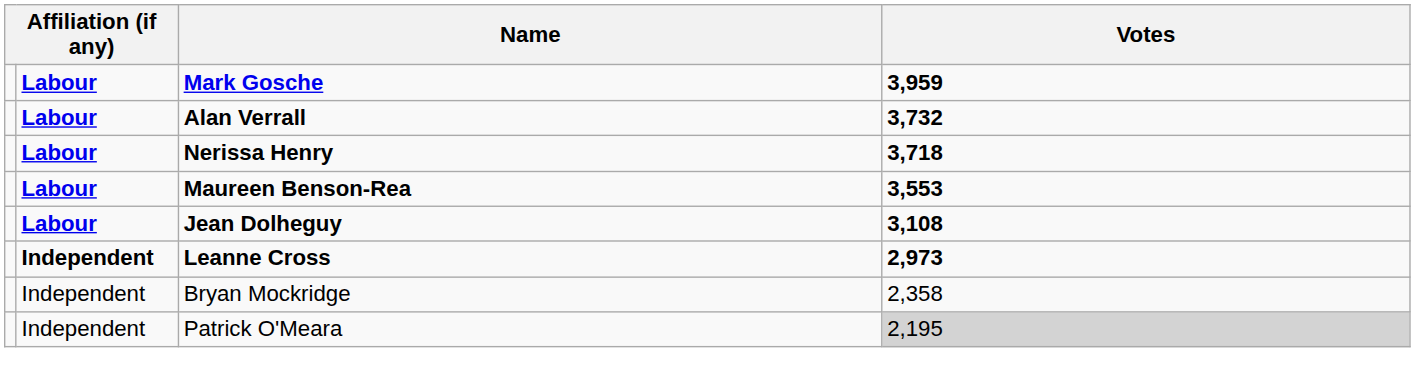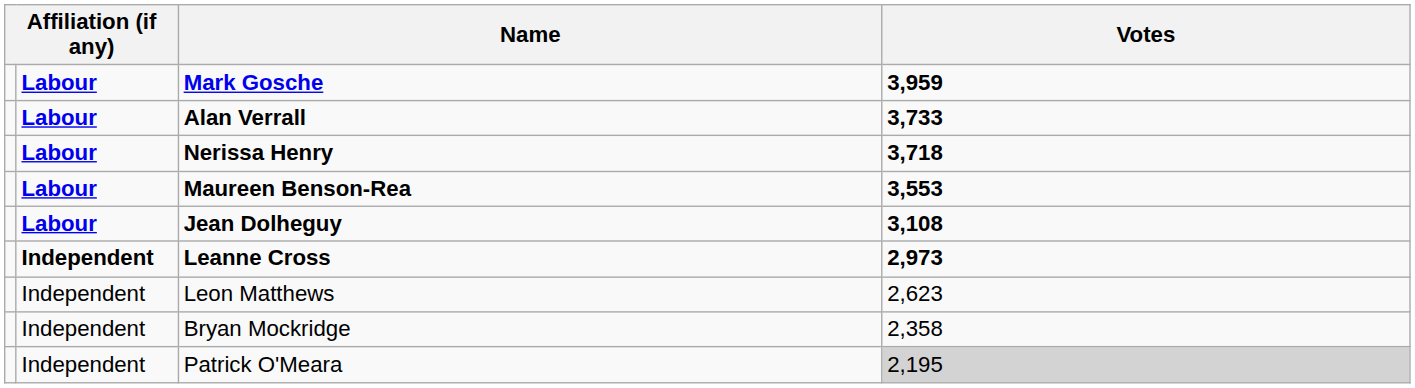(915, 117) 3,732 -> (915, 117) 3,733
+ row: (259, 294)
